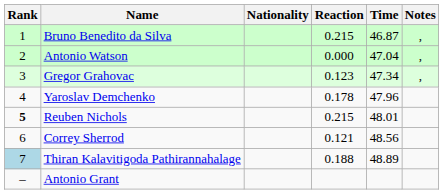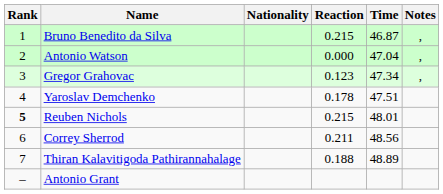(384, 96) 47.96 -> (384, 96) 47.51
(339, 138) 0.121 -> (339, 138) 0.211
(23, 158) lightblue background -> (23, 158) no background
